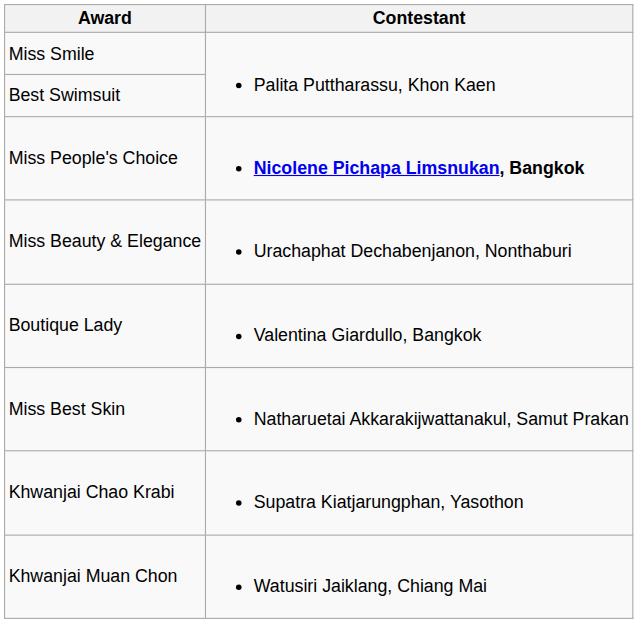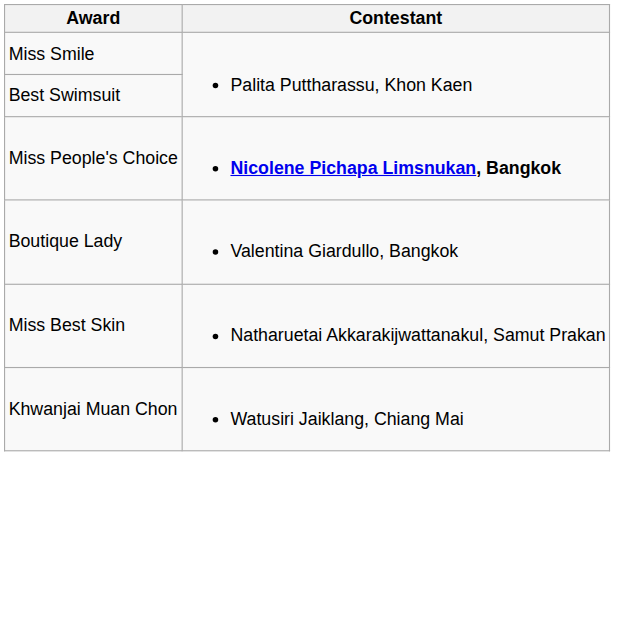- row: (105, 241)
- row: (92, 492)
